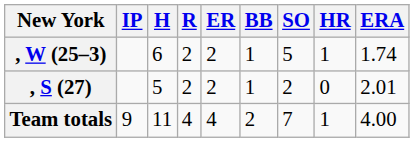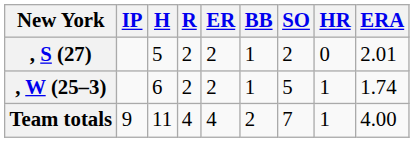rows swapped: (61, 53) <-> (61, 86)
